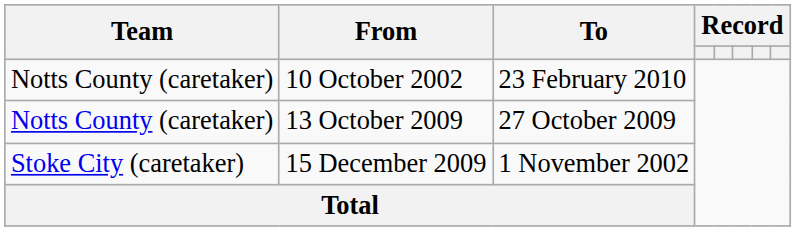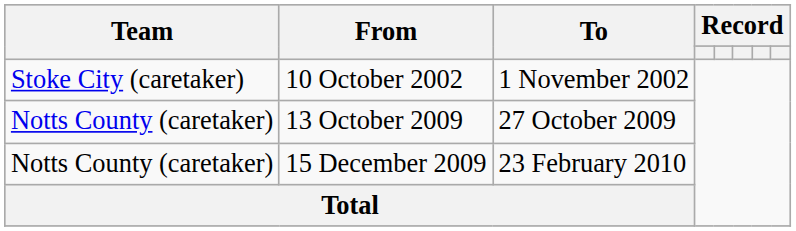(142, 79) Notts County (caretaker) -> (127, 79) Stoke City (caretaker)
(592, 79) 23 February 2010 -> (594, 79) 1 November 2002
(127, 163) Stoke City (caretaker) -> (142, 163) Notts County (caretaker)
(594, 163) 1 November 2002 -> (592, 163) 23 February 2010
